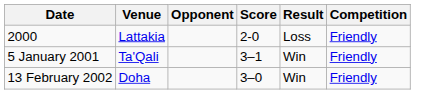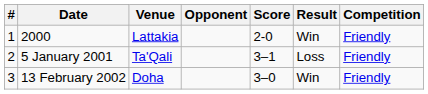+ column: (11, 15)
(297, 36) Loss -> (308, 36) Win
(294, 57) Win -> (310, 57) Loss
